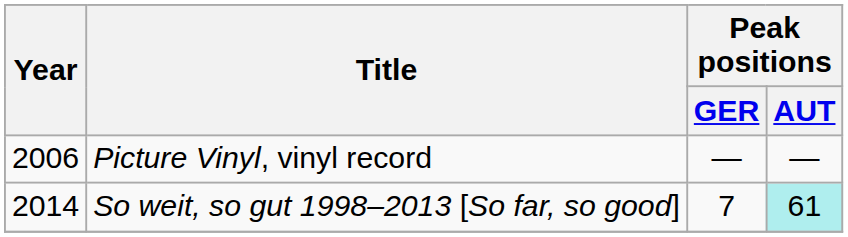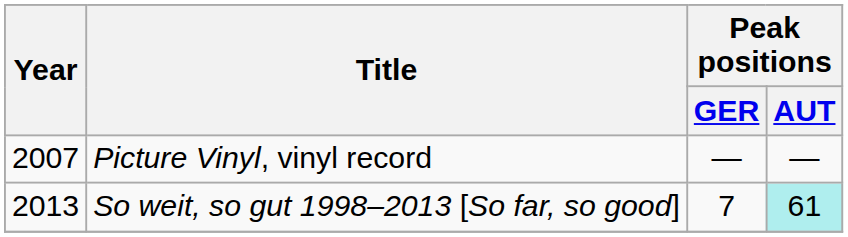(46, 158) 2006 -> (46, 158) 2007
(46, 206) 2014 -> (46, 206) 2013
